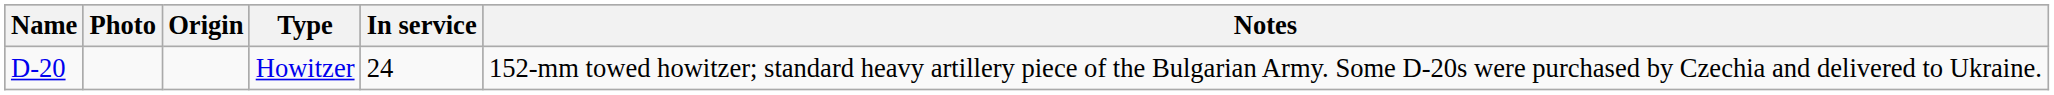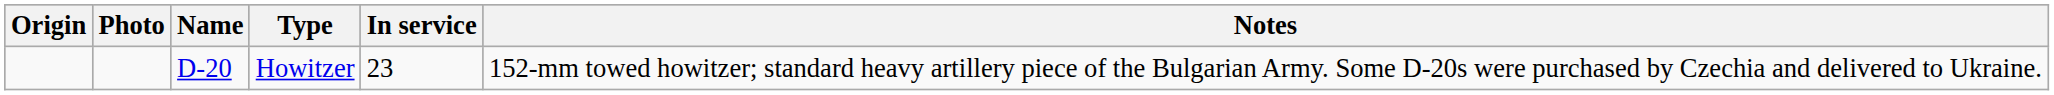columns swapped: (44, 25) <-> (206, 25)
(380, 67) 24 -> (380, 67) 23
